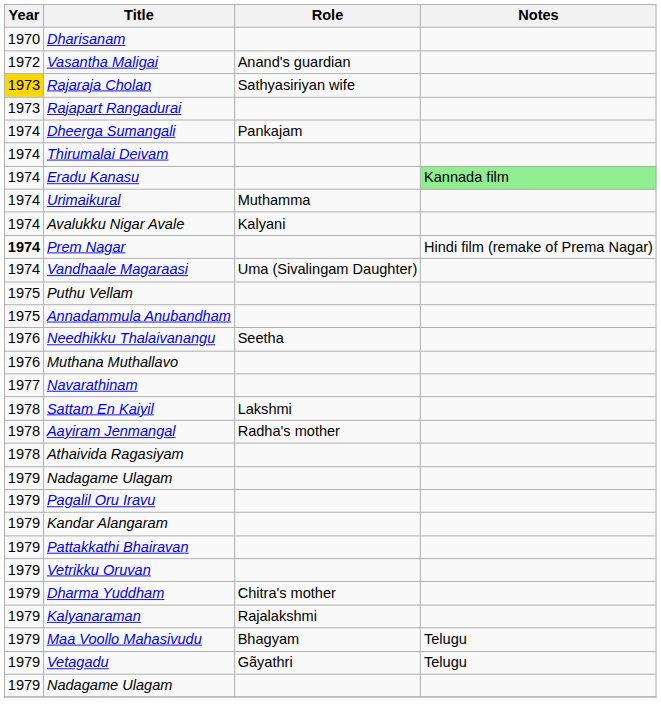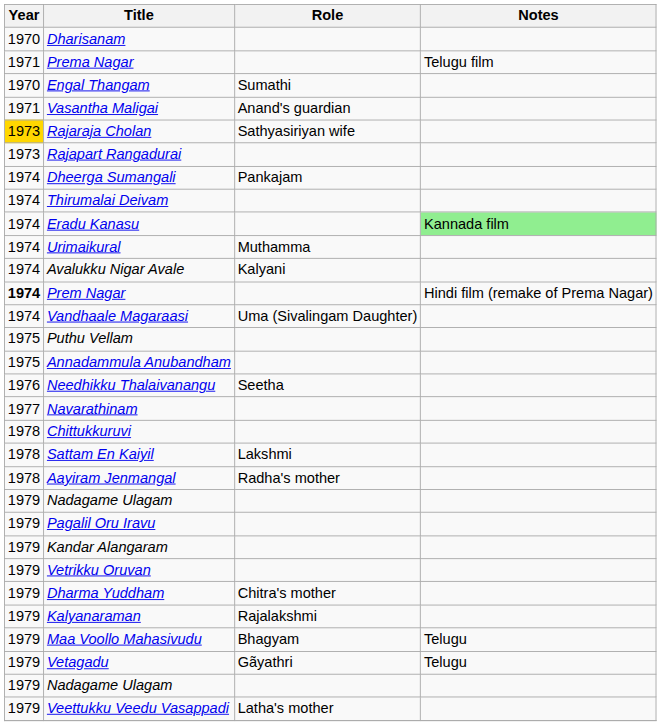+ row: (90, 62)
+ row: (98, 85)
(24, 62) 1972 -> (24, 108) 1971
- row: (112, 362)
+ row: (89, 431)
- row: (115, 454)
- row: (118, 547)
+ row: (138, 708)
